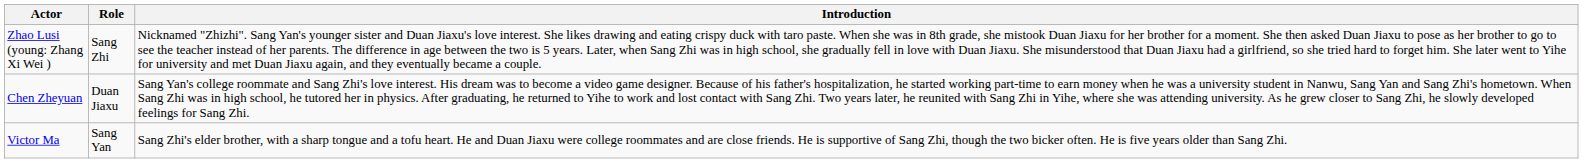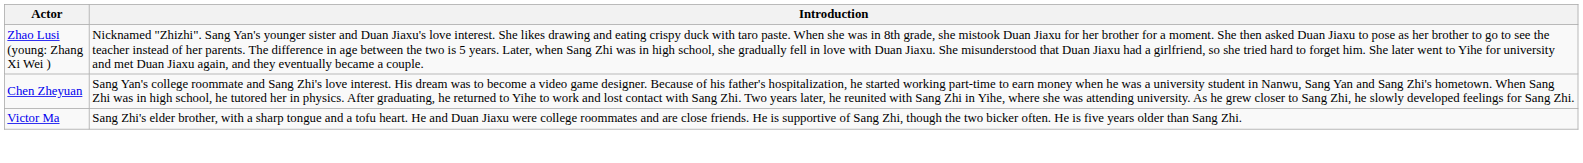- column: (112, 14)
